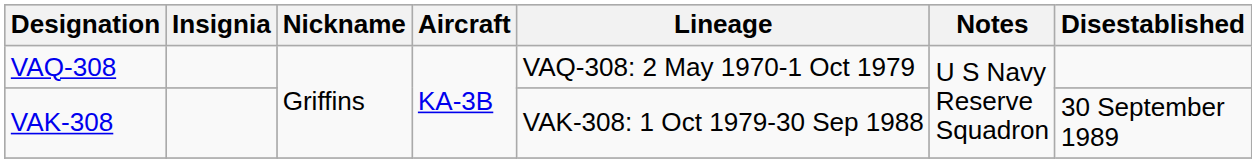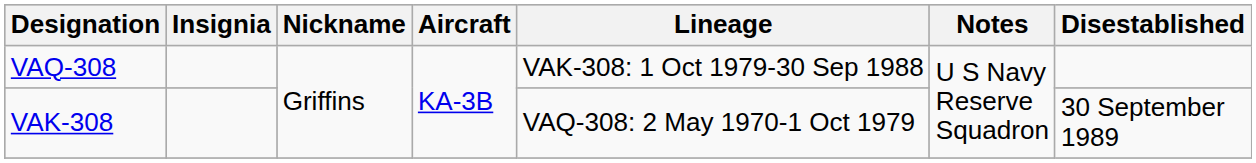(719, 66) VAQ-308: 2 May 1970-1 Oct 1979 -> (723, 66) VAK-308: 1 Oct 1979-30 Sep 1988
(723, 122) VAK-308: 1 Oct 1979-30 Sep 1988 -> (719, 122) VAQ-308: 2 May 1970-1 Oct 1979
